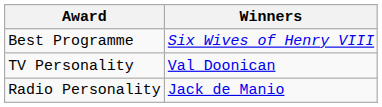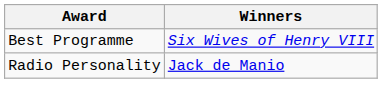- row: (71, 65)
